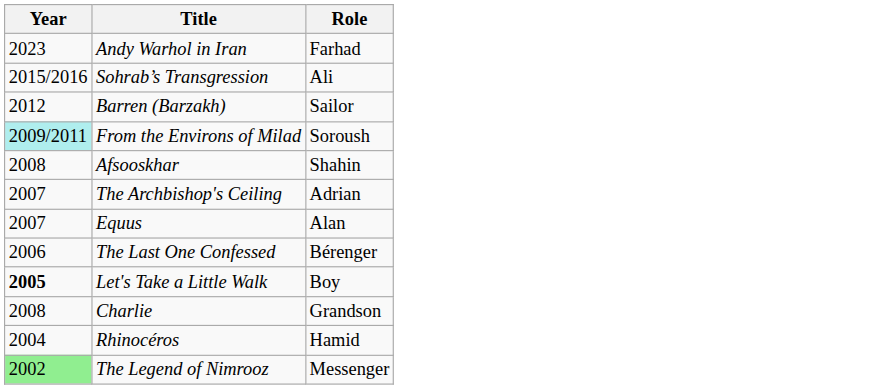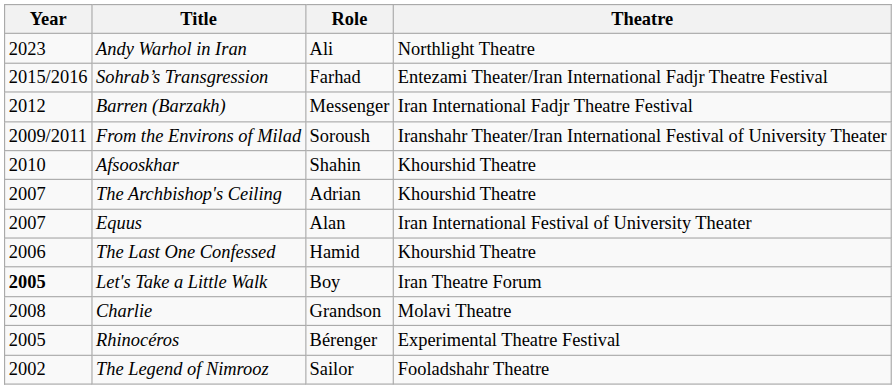+ column: (642, 19)
(335, 48) Farhad -> (321, 48) Ali
(321, 77) Ali -> (335, 77) Farhad
(332, 106) Sailor -> (349, 106) Messenger
(48, 135) paleturquoise background -> (48, 135) no background
(27, 164) 2008 -> (27, 164) 2010
(343, 252) Bérenger -> (335, 252) Hamid
(27, 340) 2004 -> (27, 340) 2005
(335, 340) Hamid -> (343, 340) Bérenger
(27, 369) lightgreen background -> (27, 369) no background
(349, 369) Messenger -> (332, 369) Sailor
